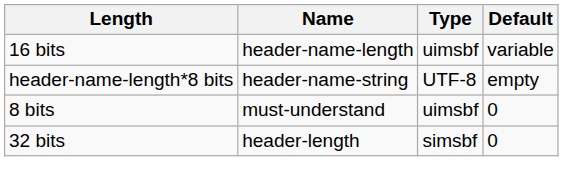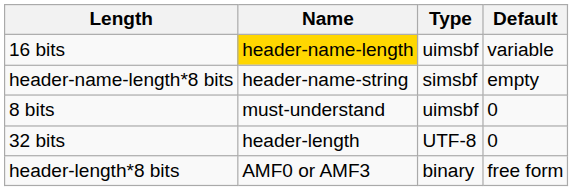(328, 49) no background -> (328, 49) gold background
(449, 79) UTF-8 -> (450, 79) simsbf
(450, 140) simsbf -> (449, 140) UTF-8
+ row: (94, 170)
